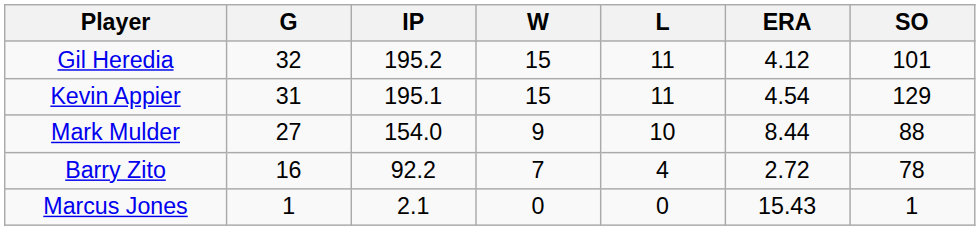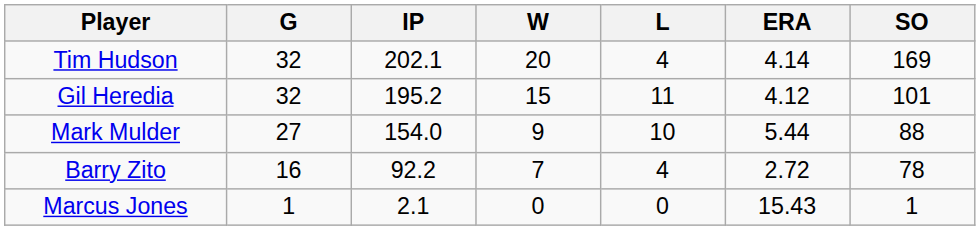+ row: (116, 59)
- row: (116, 96)
(787, 133) 8.44 -> (787, 133) 5.44
